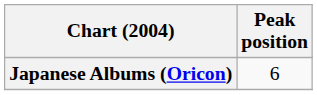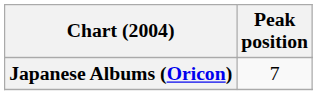(275, 73) 6 -> (275, 73) 7
